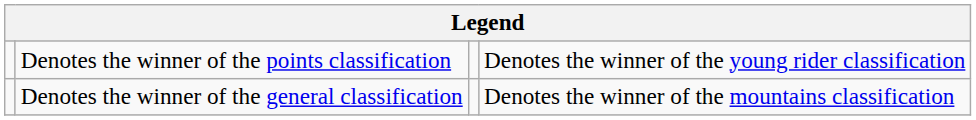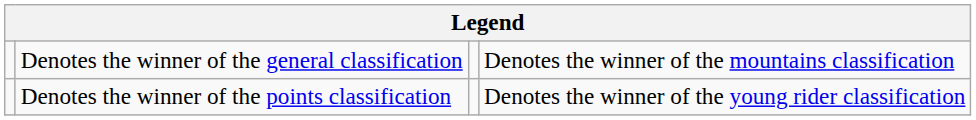rows swapped: (242, 96) <-> (236, 59)
